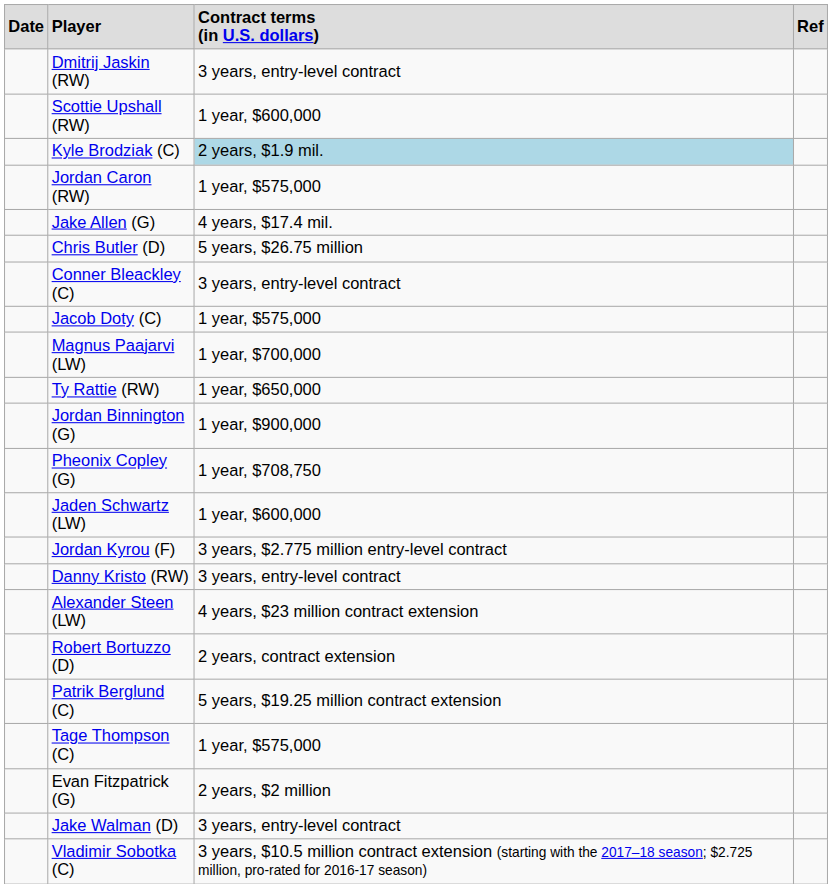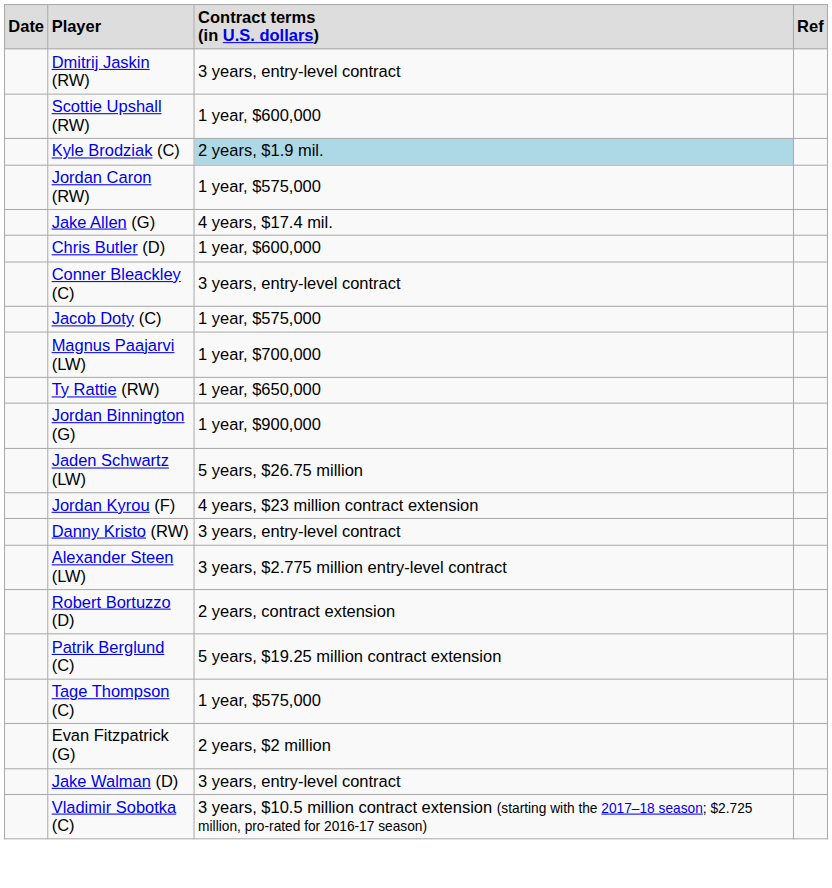(281, 248) 5 years, $26.75 million -> (260, 248) 1 year, $600,000
- row: (109, 470)
(260, 514) 1 year, $600,000 -> (281, 470) 5 years, $26.75 million
(352, 550) 3 years, $2.775 million entry-level contract -> (338, 505) 4 years, $23 million contract extension
(338, 611) 4 years, $23 million contract extension -> (352, 567) 3 years, $2.775 million entry-level contract
